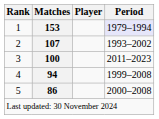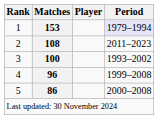(52, 43) 107 -> (52, 43) 108
(129, 43) 1993–2002 -> (129, 43) 2011–2023
(129, 59) 2011–2023 -> (129, 59) 1993–2002
(52, 75) 94 -> (52, 75) 96
